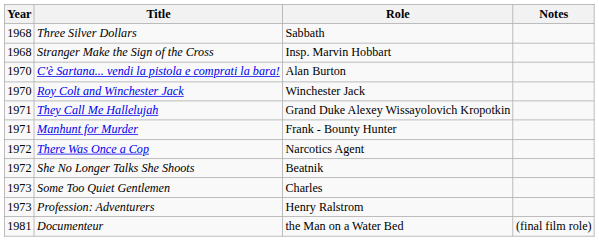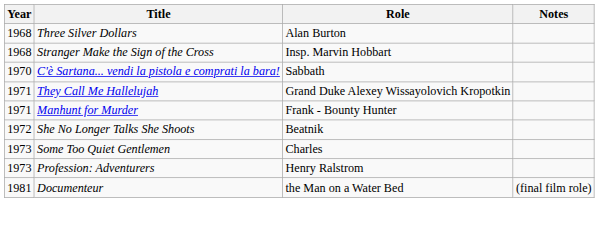(305, 33) Sabbath -> (316, 33) Alan Burton
(316, 71) Alan Burton -> (305, 71) Sabbath
- row: (110, 91)
- row: (93, 149)
